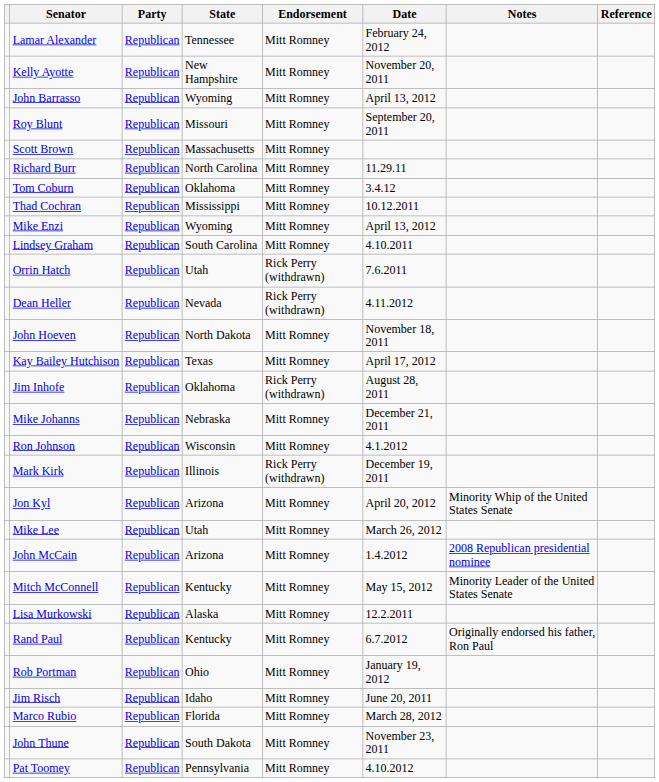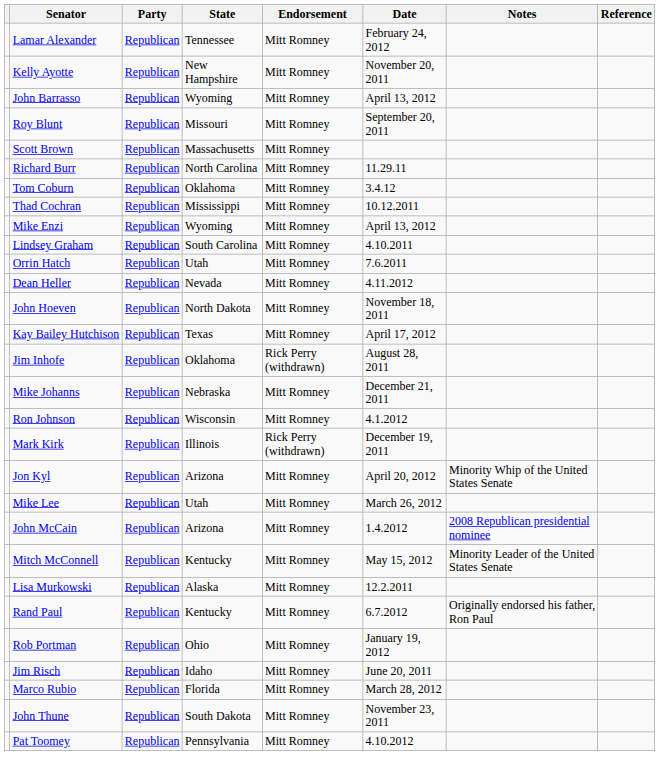(295, 270) Rick Perry (withdrawn) -> (297, 263) Mitt Romney
(295, 303) Rick Perry (withdrawn) -> (297, 282) Mitt Romney
